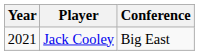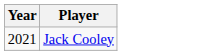- column: (156, 15)
